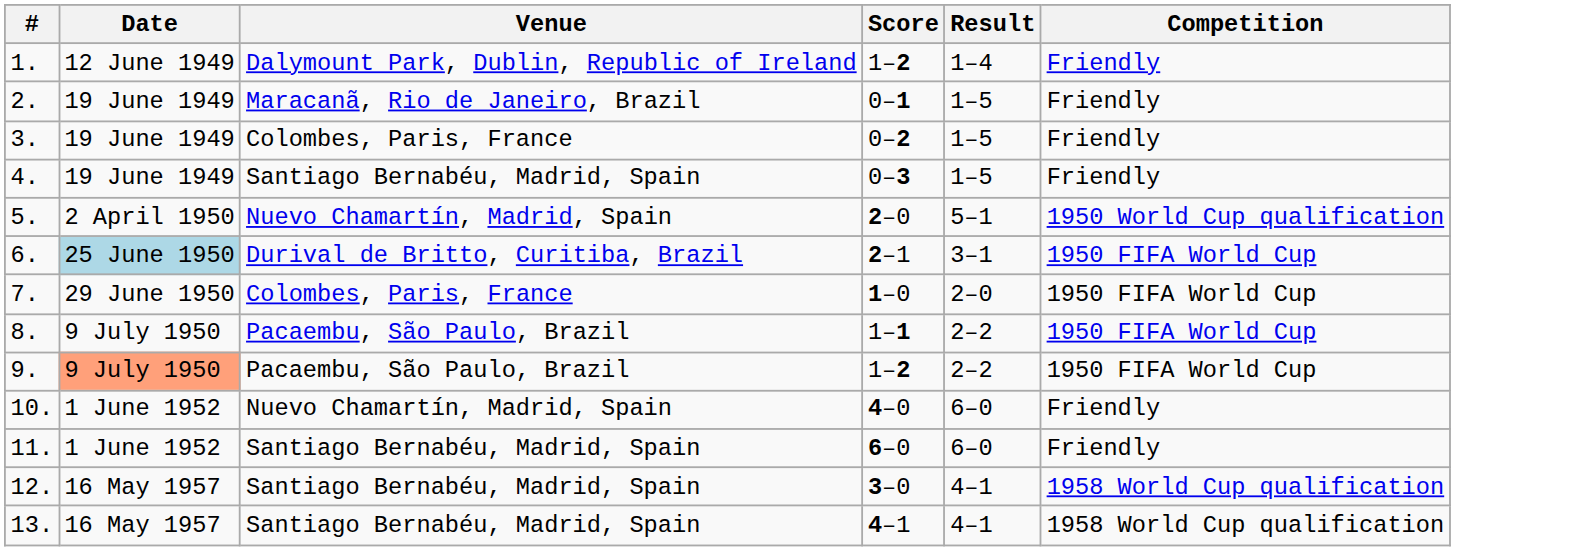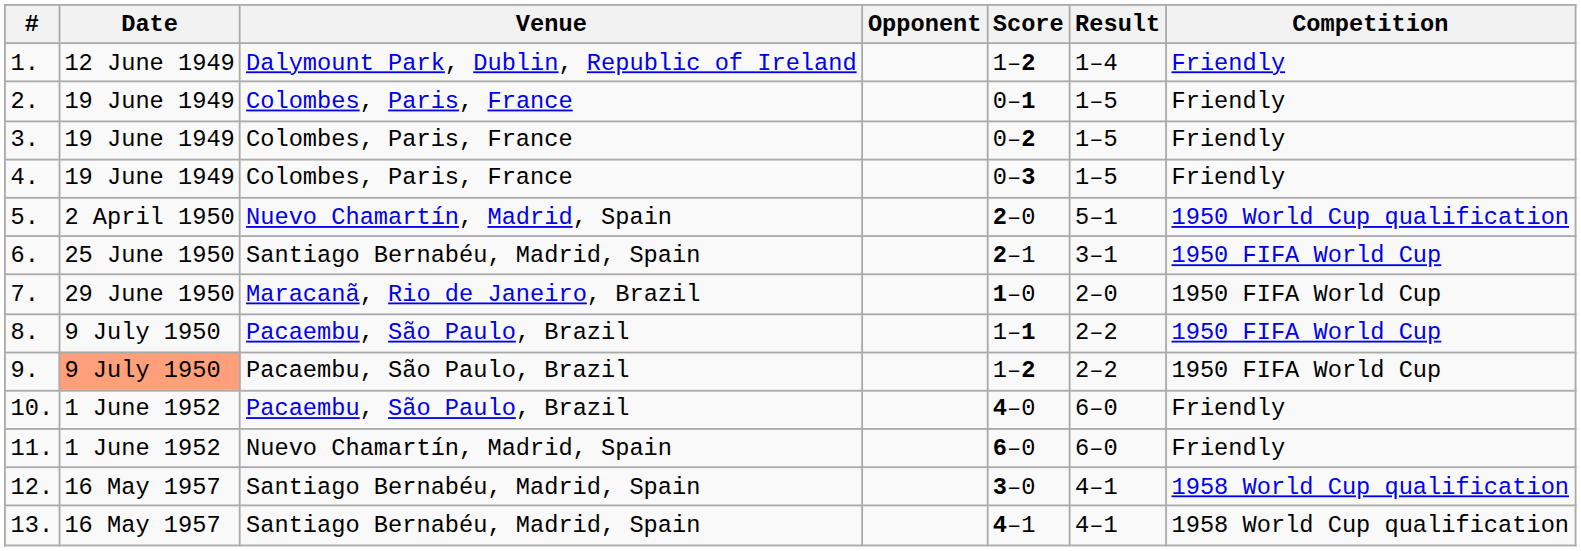+ column: (925, 24)
(473, 101) Maracanã, Rio de Janeiro, Brazil -> (409, 101) Colombes, Paris, France
(473, 178) Santiago Bernabéu, Madrid, Spain -> (409, 178) Colombes, Paris, France
(150, 256) lightblue background -> (150, 256) no background
(495, 256) Durival de Britto, Curitiba, Brazil -> (473, 256) Santiago Bernabéu, Madrid, Spain
(409, 294) Colombes, Paris, France -> (473, 294) Maracanã, Rio de Janeiro, Brazil
(459, 410) Nuevo Chamartín, Madrid, Spain -> (438, 410) Pacaembu, São Paulo, Brazil
(473, 448) Santiago Bernabéu, Madrid, Spain -> (459, 448) Nuevo Chamartín, Madrid, Spain
